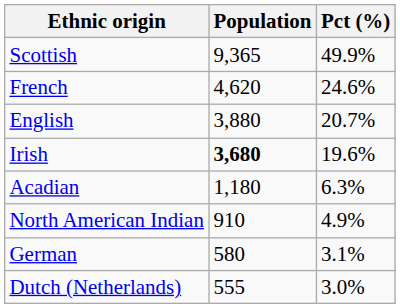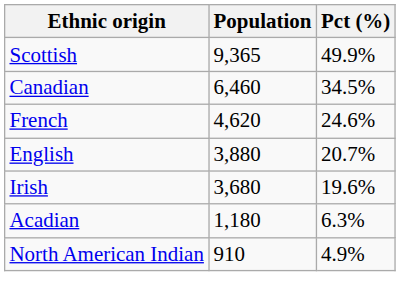+ row: (49, 87)
(237, 154) bold -> (237, 187) normal
- row: (43, 253)
- row: (95, 287)
